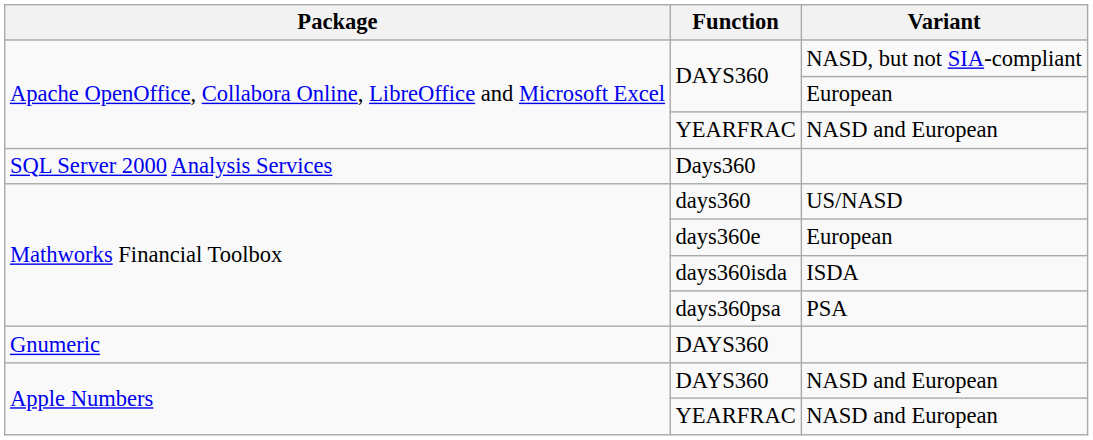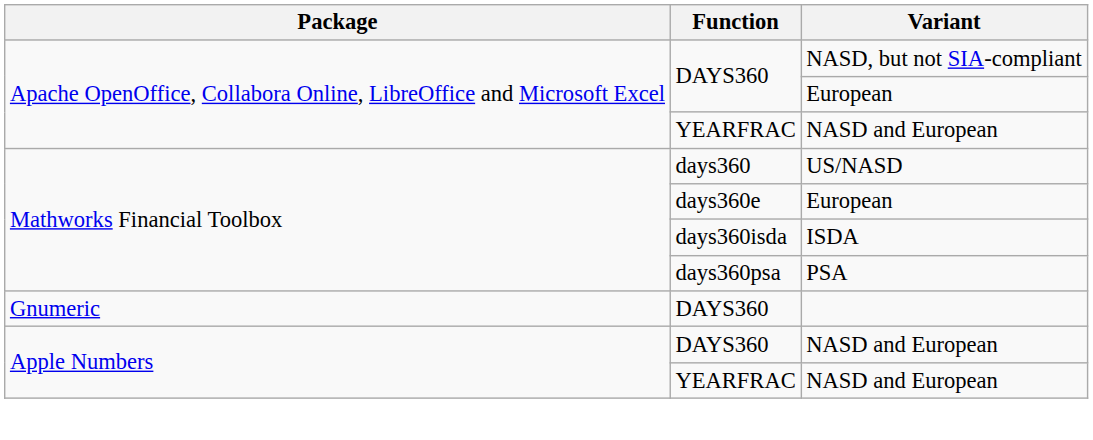- row: (715, 165)
